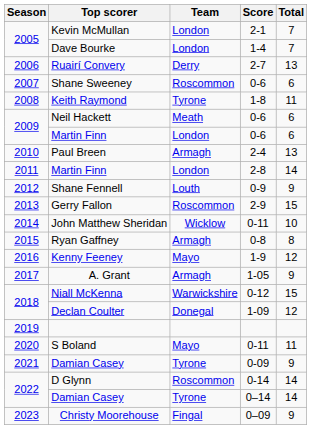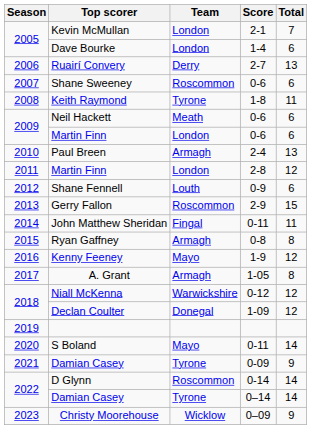(291, 48) 7 -> (291, 48) 6
(291, 170) 14 -> (291, 170) 12
(291, 188) 9 -> (291, 188) 6
(205, 223) Wicklow -> (187, 223) Fingal
(291, 223) 10 -> (291, 223) 11
(291, 275) 9 -> (291, 275) 8
(291, 293) 15 -> (291, 293) 12
(291, 345) 11 -> (291, 345) 14
(187, 415) Fingal -> (205, 415) Wicklow
